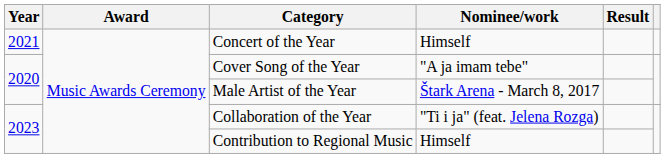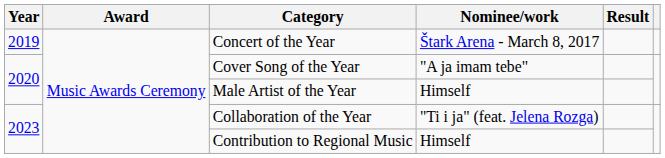(24, 41) 2021 -> (24, 41) 2019
(445, 41) Himself -> (510, 41) Štark Arena - March 8, 2017
(510, 91) Štark Arena - March 8, 2017 -> (445, 91) Himself
